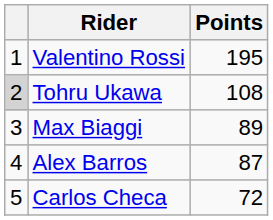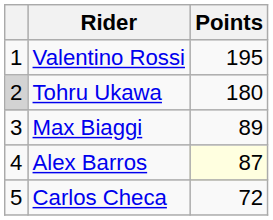(245, 93) 108 -> (245, 93) 180
(251, 163) no background -> (251, 163) lightyellow background
